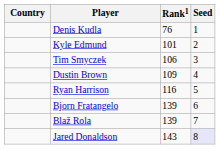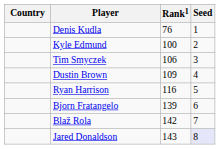(170, 45) 101 -> (170, 45) 100
(170, 121) 139 -> (170, 121) 142
